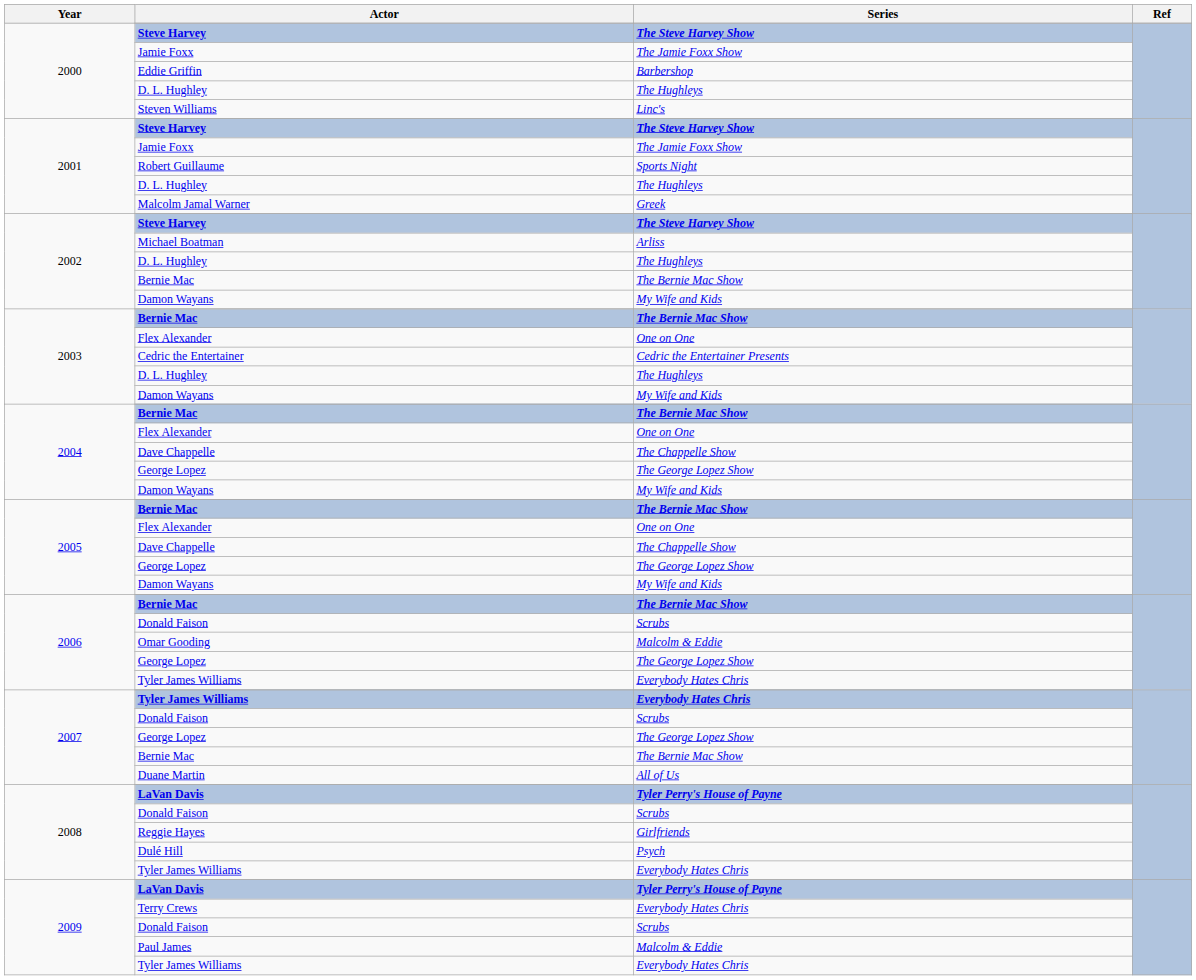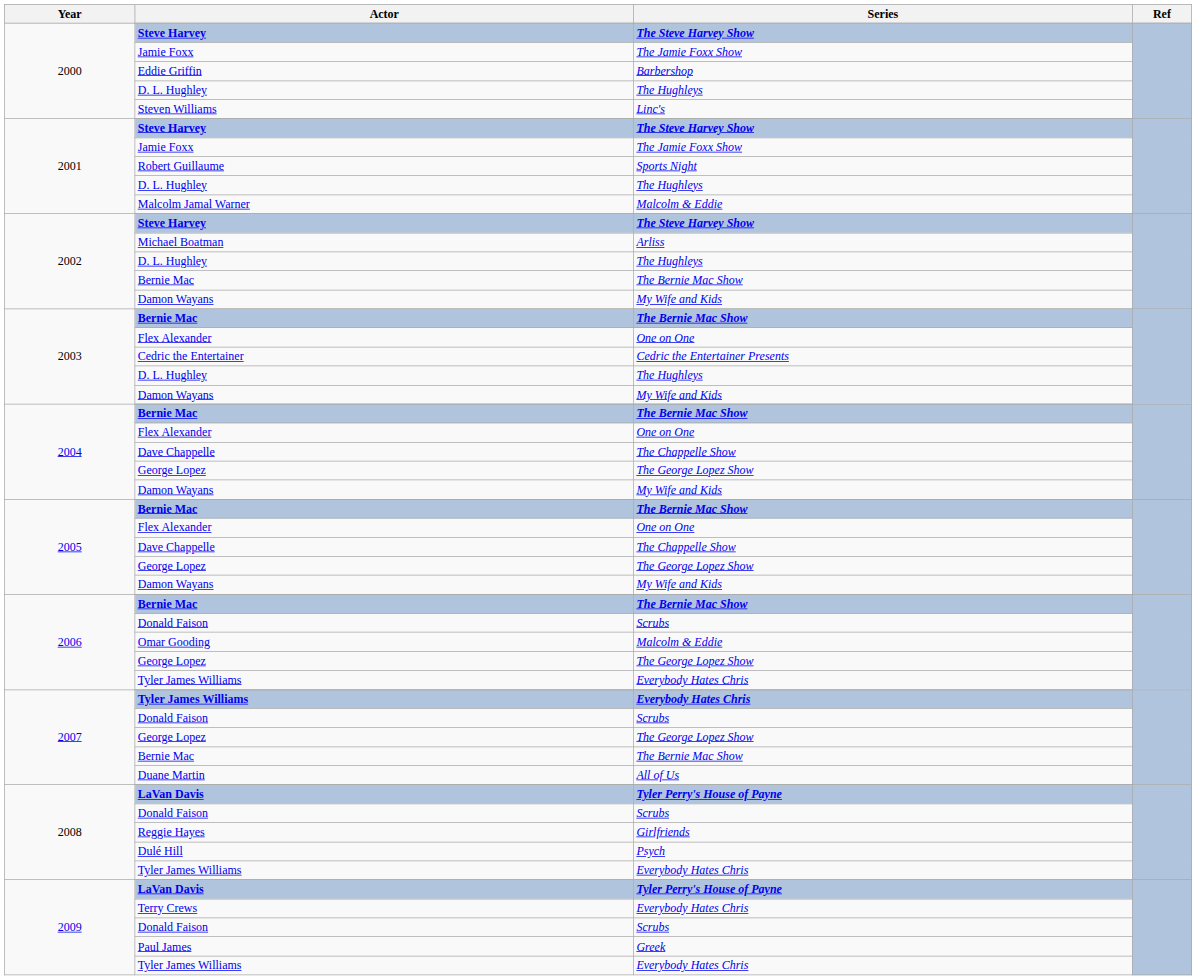(651, 204) Greek -> (679, 204) Malcolm & Eddie
(679, 946) Malcolm & Eddie -> (651, 946) Greek
